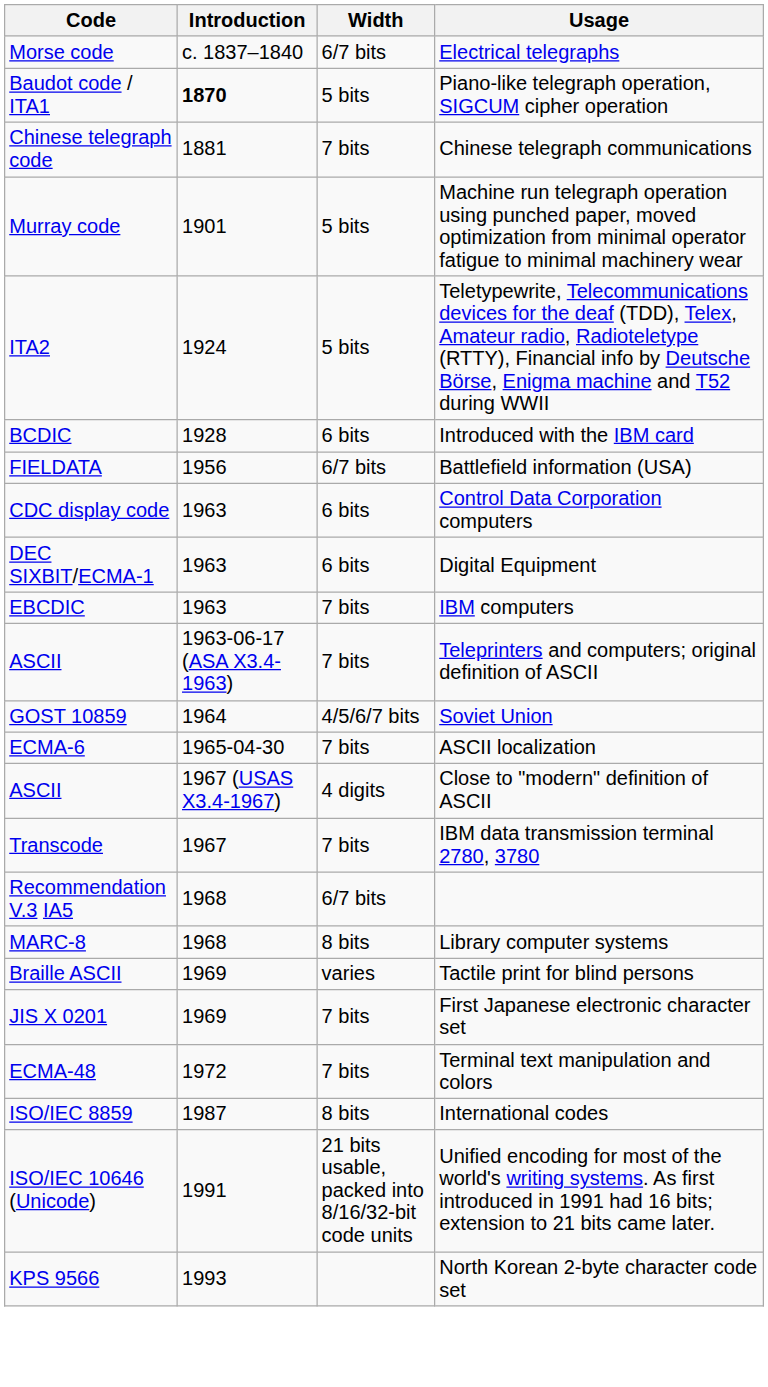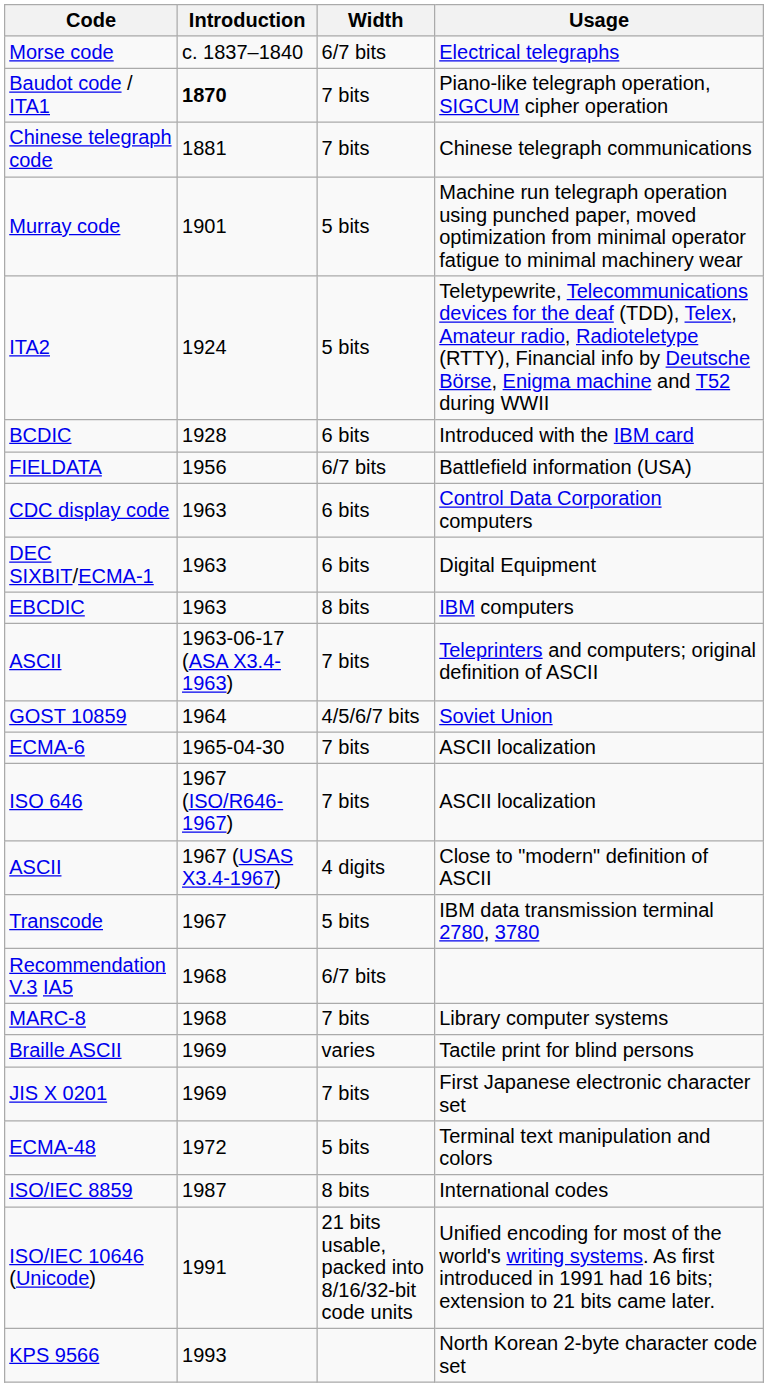(346, 95) 5 bits -> (346, 95) 7 bits
(346, 607) 7 bits -> (346, 607) 8 bits
+ row: (46, 801)
(346, 844) 7 bits -> (346, 921) 5 bits
(346, 942) 8 bits -> (346, 1018) 7 bits
(346, 1070) 7 bits -> (346, 1147) 5 bits
